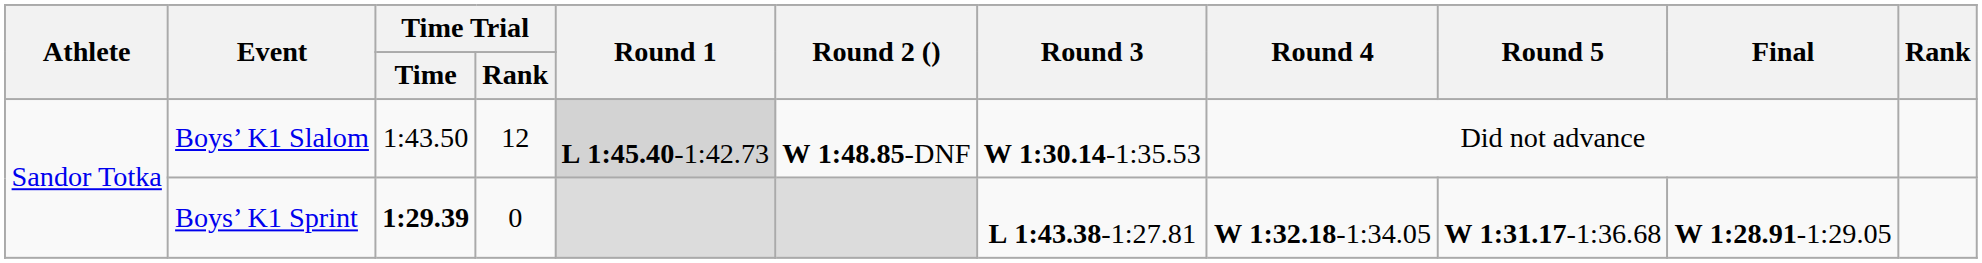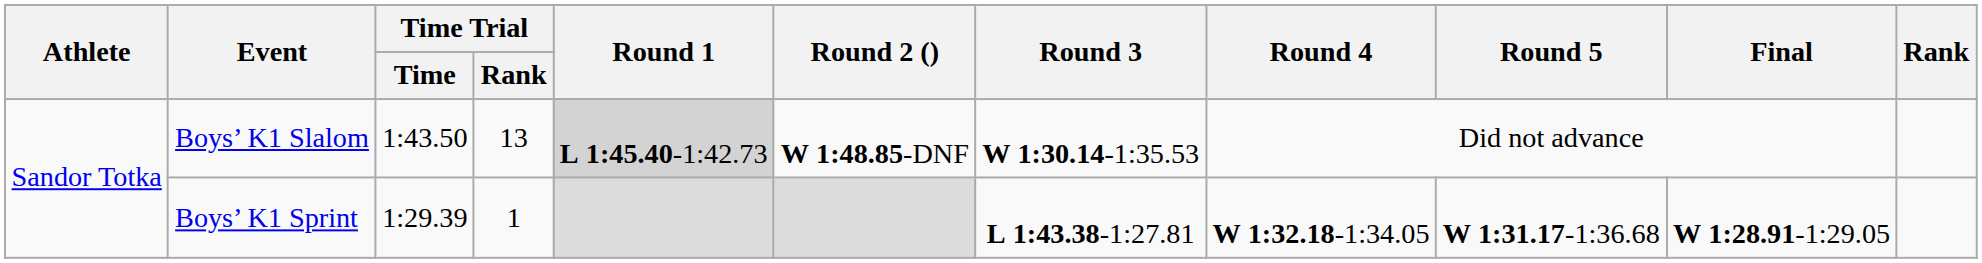(515, 137) 12 -> (514, 137) 13
(426, 217) bold -> (425, 217) normal
(515, 217) 0 -> (514, 217) 1
